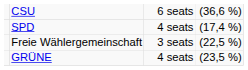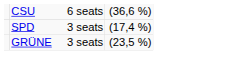(175, 27) 4 seats -> (85, 27) 3 seats
- row: (77, 42)
(175, 58) 4 seats -> (85, 42) 3 seats
